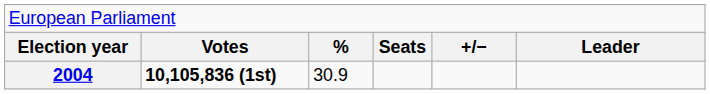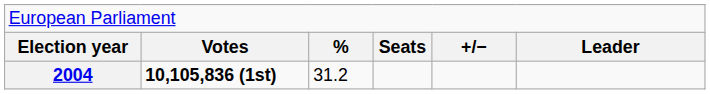(330, 74) 30.9 -> (330, 74) 31.2
